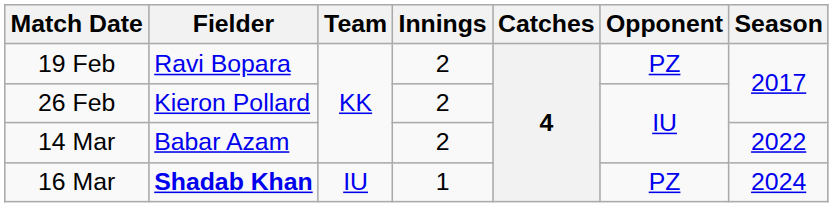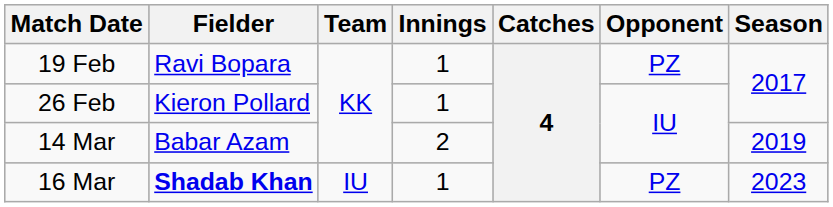(443, 63) 2 -> (443, 63) 1
(443, 102) 2 -> (443, 102) 1
(779, 142) 2022 -> (779, 142) 2019
(779, 181) 2024 -> (779, 181) 2023
